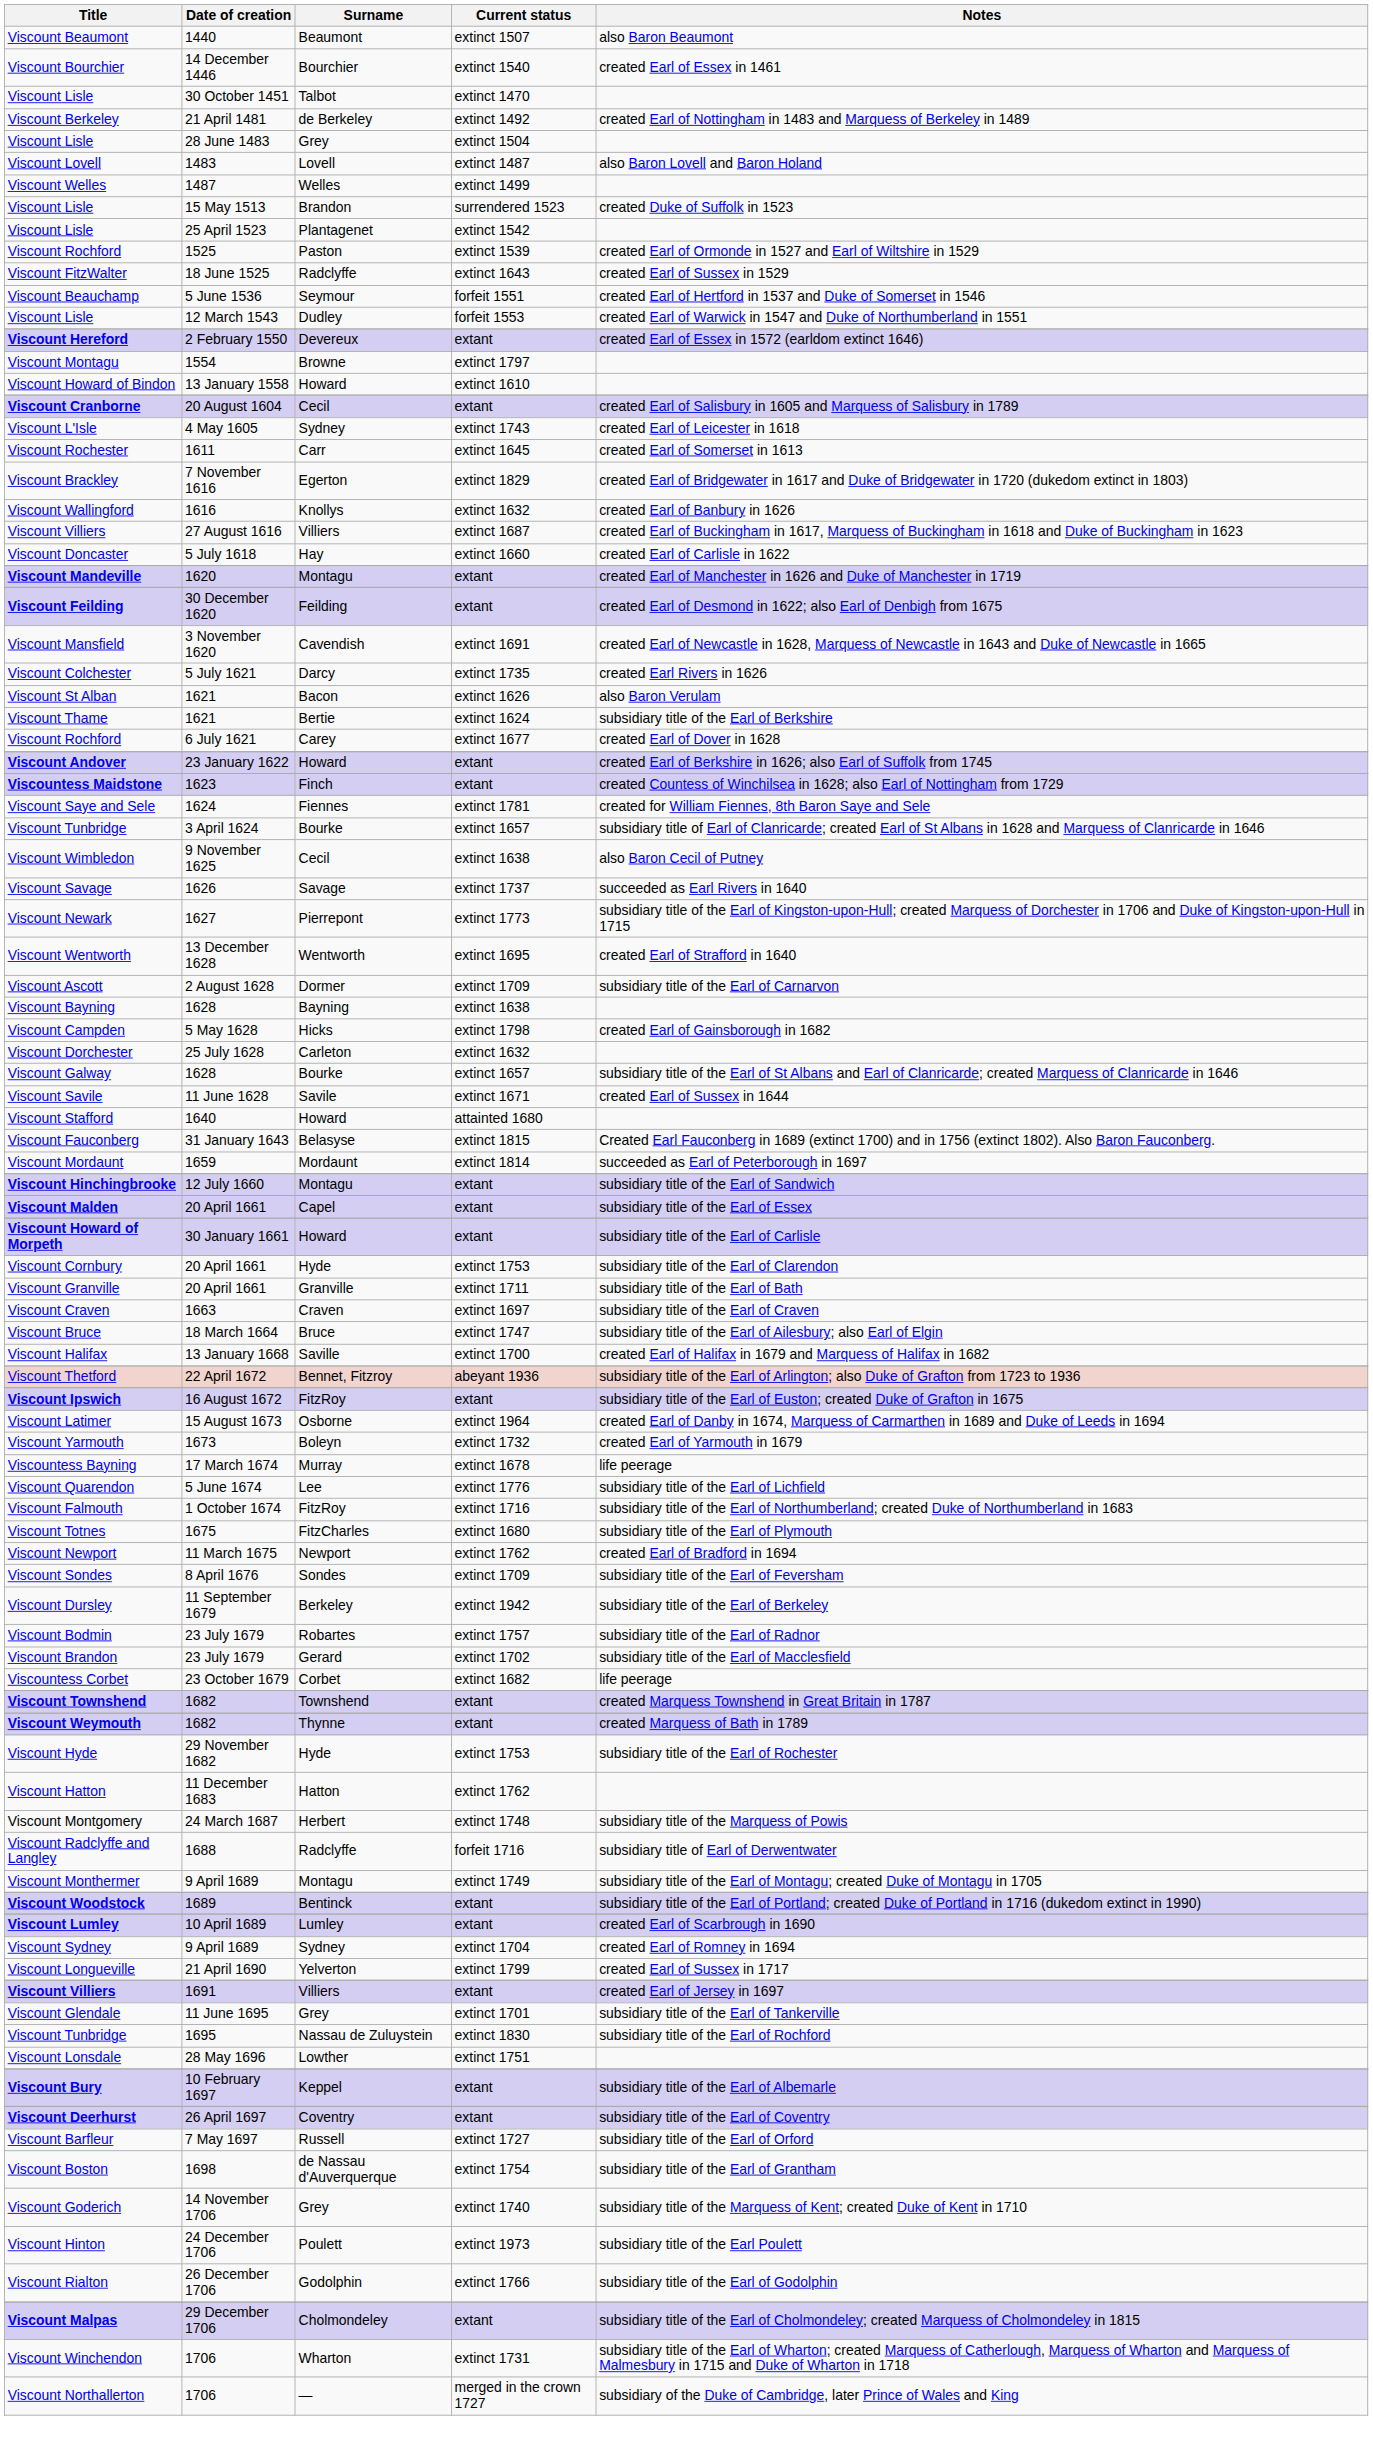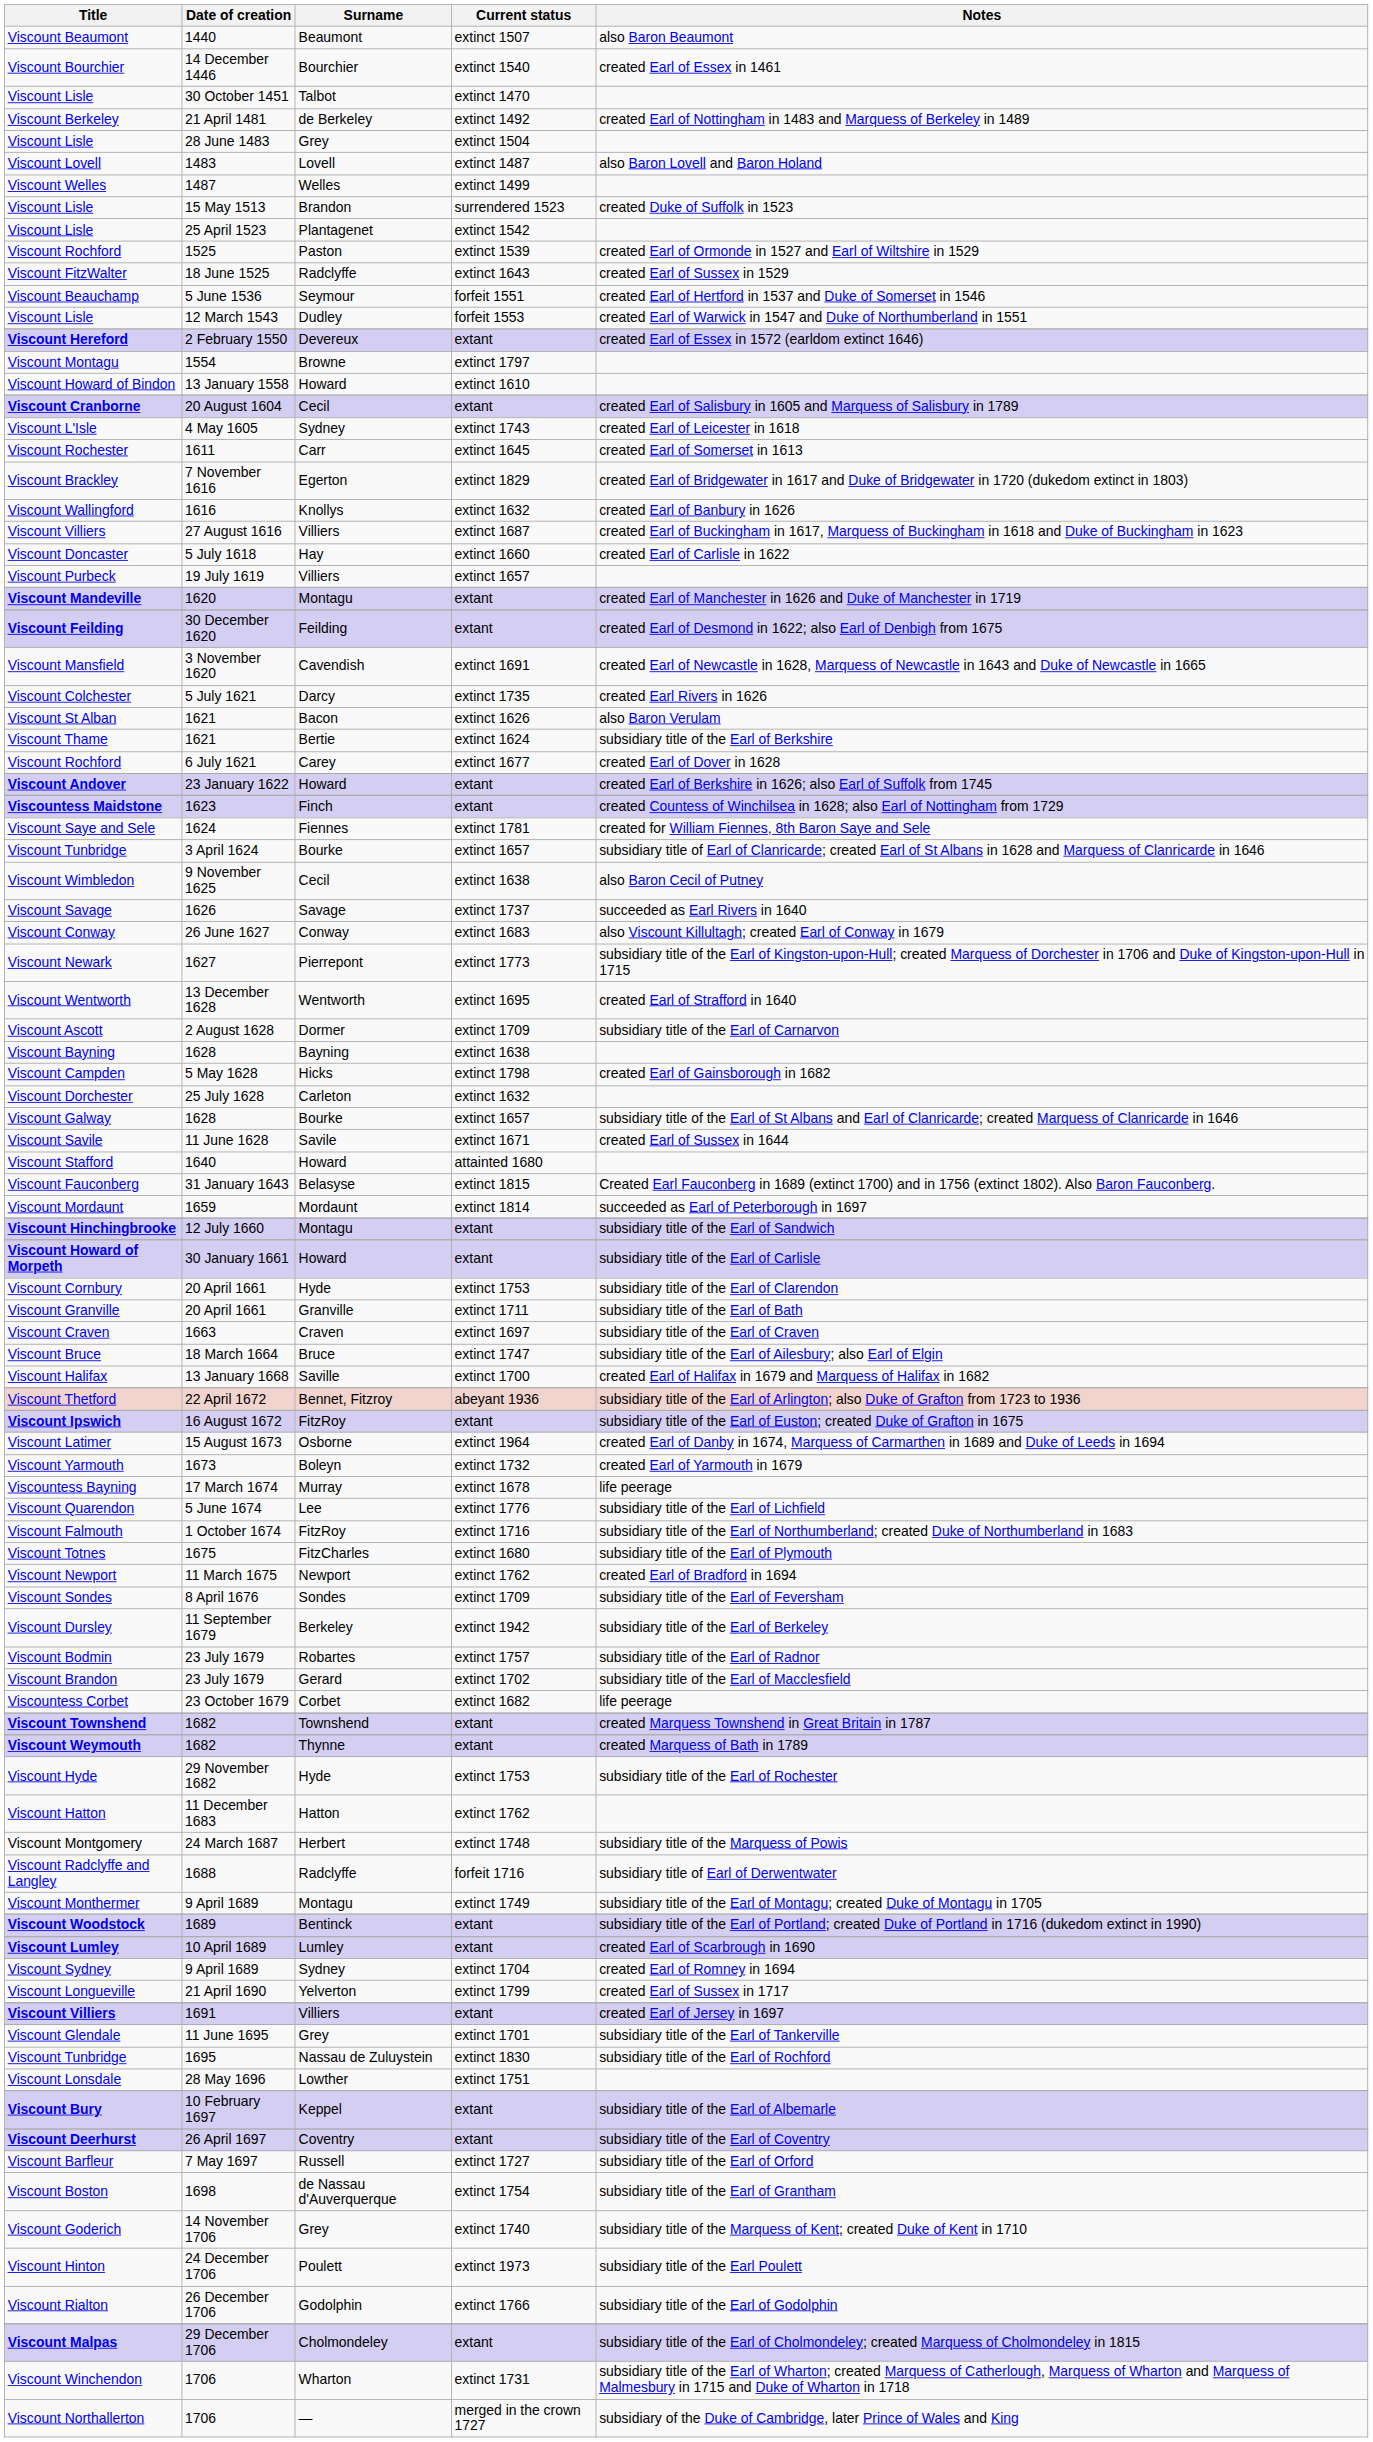+ row: (62, 576)
+ row: (61, 932)
- row: (63, 1206)
